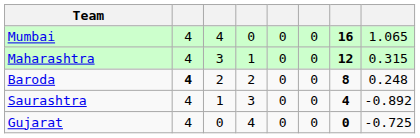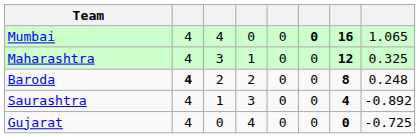(314, 37) normal -> (314, 37) bold
(388, 58) 0.315 -> (388, 58) 0.325
